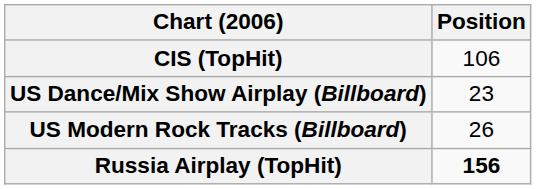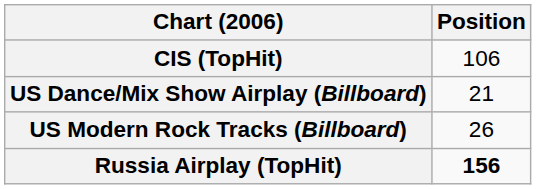(481, 93) 23 -> (481, 93) 21
